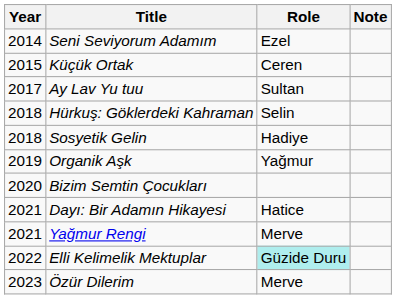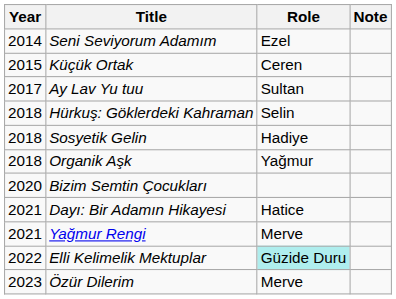(25, 162) 2019 -> (25, 162) 2018
